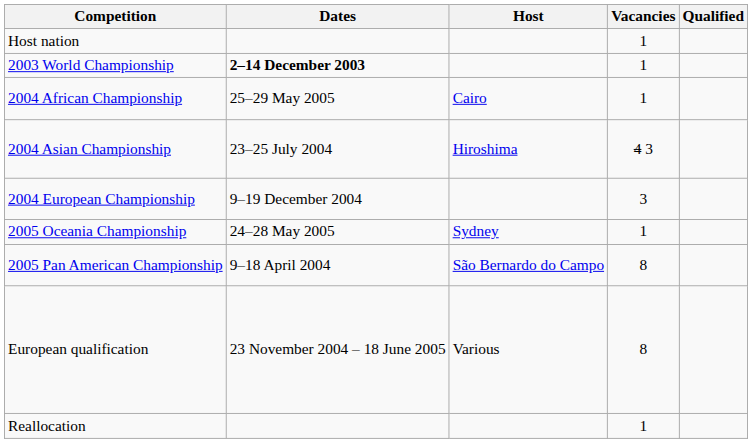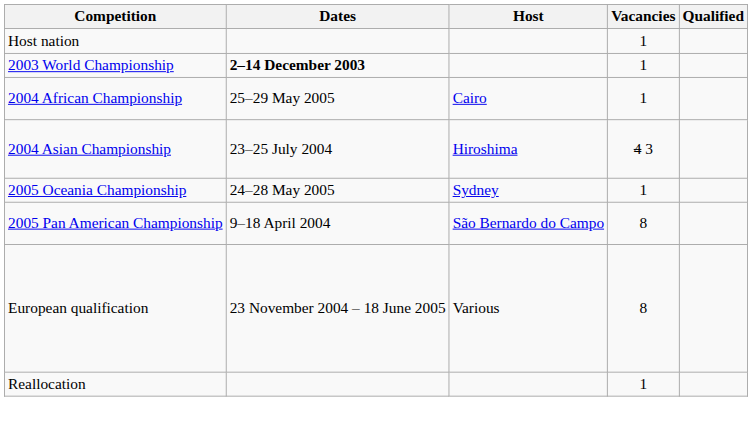- row: (101, 198)
